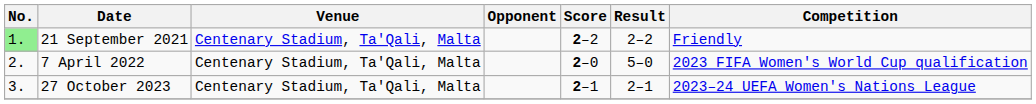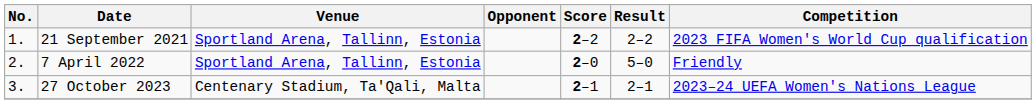(17, 40) lightgreen background -> (17, 40) no background
(338, 40) Centenary Stadium, Ta'Qali, Malta -> (338, 40) Sportland Arena, Tallinn, Estonia
(707, 40) Friendly -> (850, 40) 2023 FIFA Women's World Cup qualification
(338, 63) Centenary Stadium, Ta'Qali, Malta -> (338, 63) Sportland Arena, Tallinn, Estonia
(850, 63) 2023 FIFA Women's World Cup qualification -> (707, 63) Friendly
